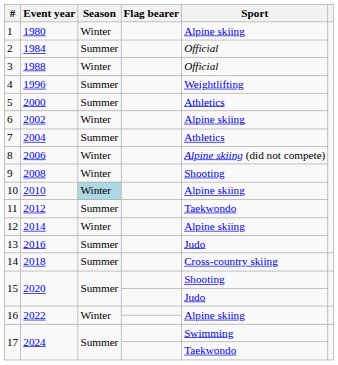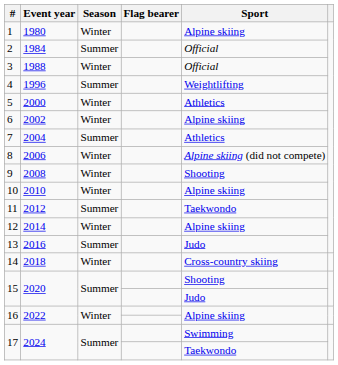(99, 102) Summer -> (96, 102) Winter
(96, 191) lightblue background -> (96, 191) no background
(99, 262) Summer -> (96, 262) Winter
